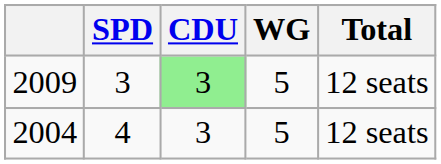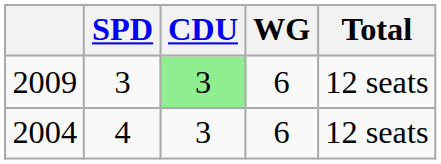(282, 81) 5 -> (282, 81) 6
(282, 132) 5 -> (282, 132) 6
